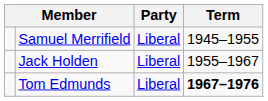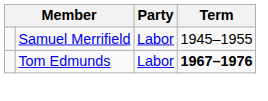(159, 38) Liberal -> (156, 38) Labor
- row: (58, 61)
(159, 84) Liberal -> (156, 61) Labor
